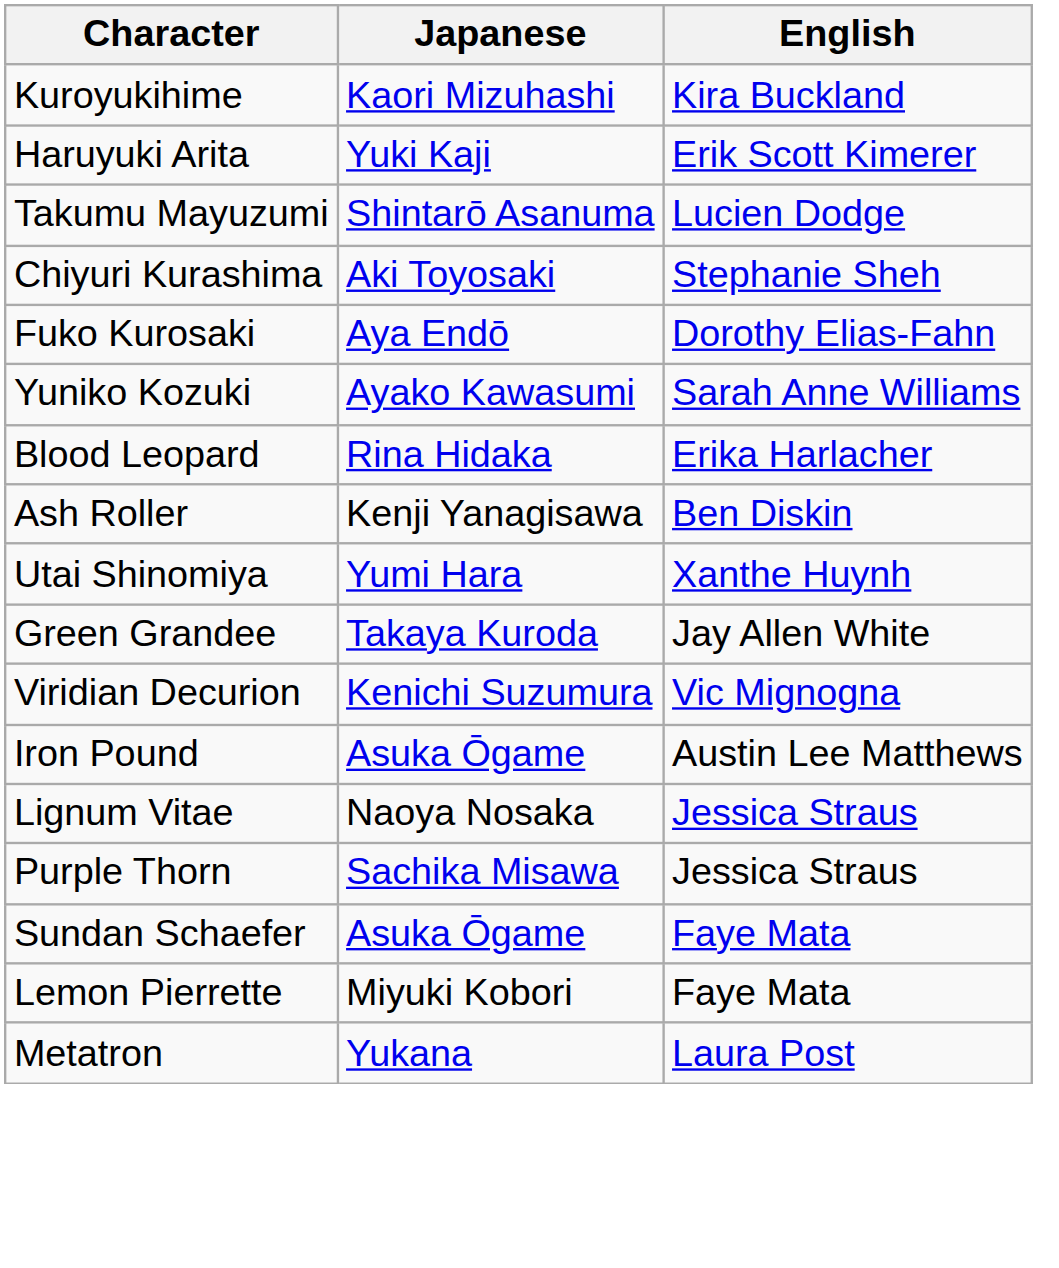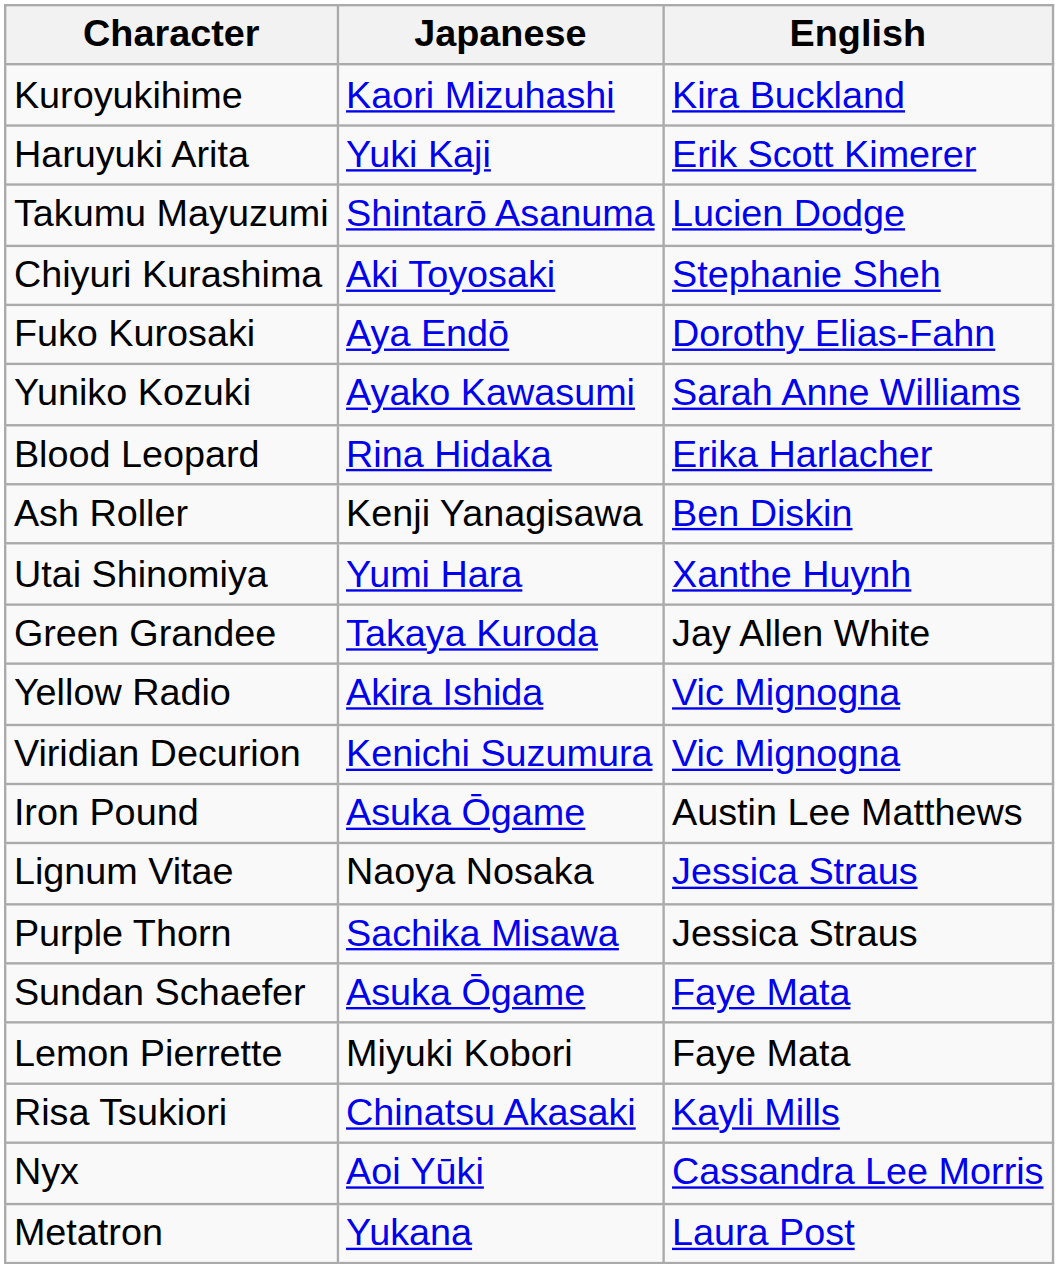+ row: (122, 693)
+ row: (121, 1112)
+ row: (46, 1172)
